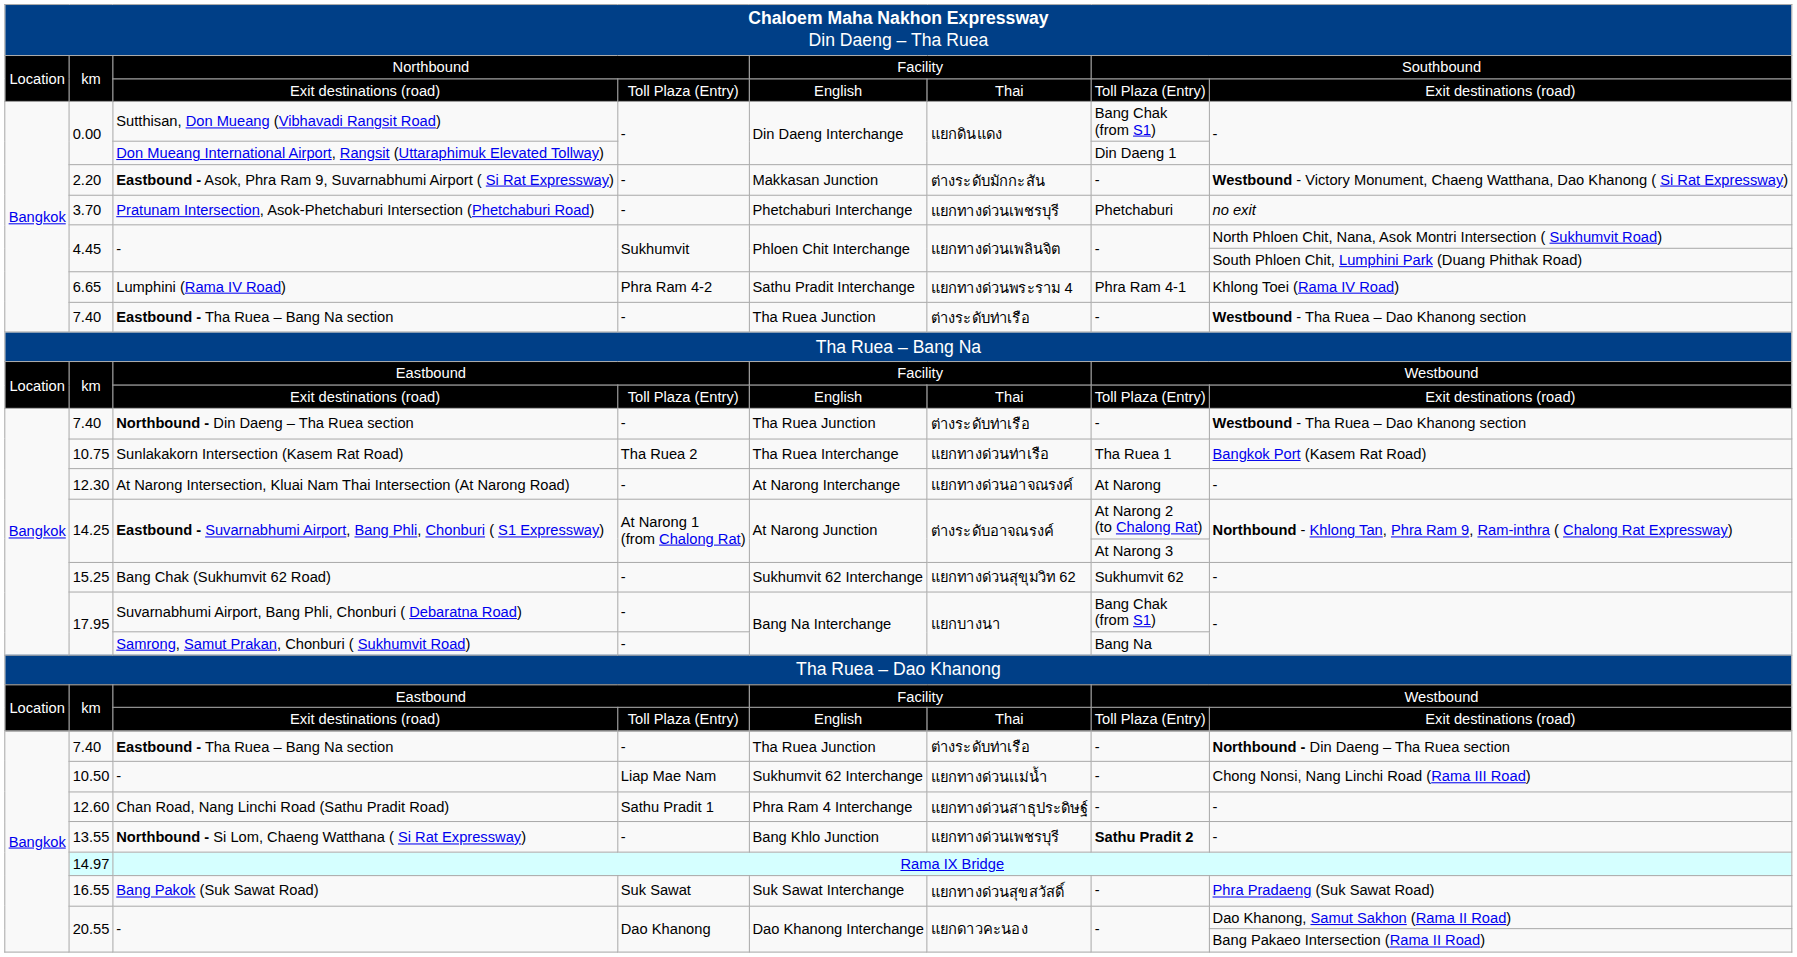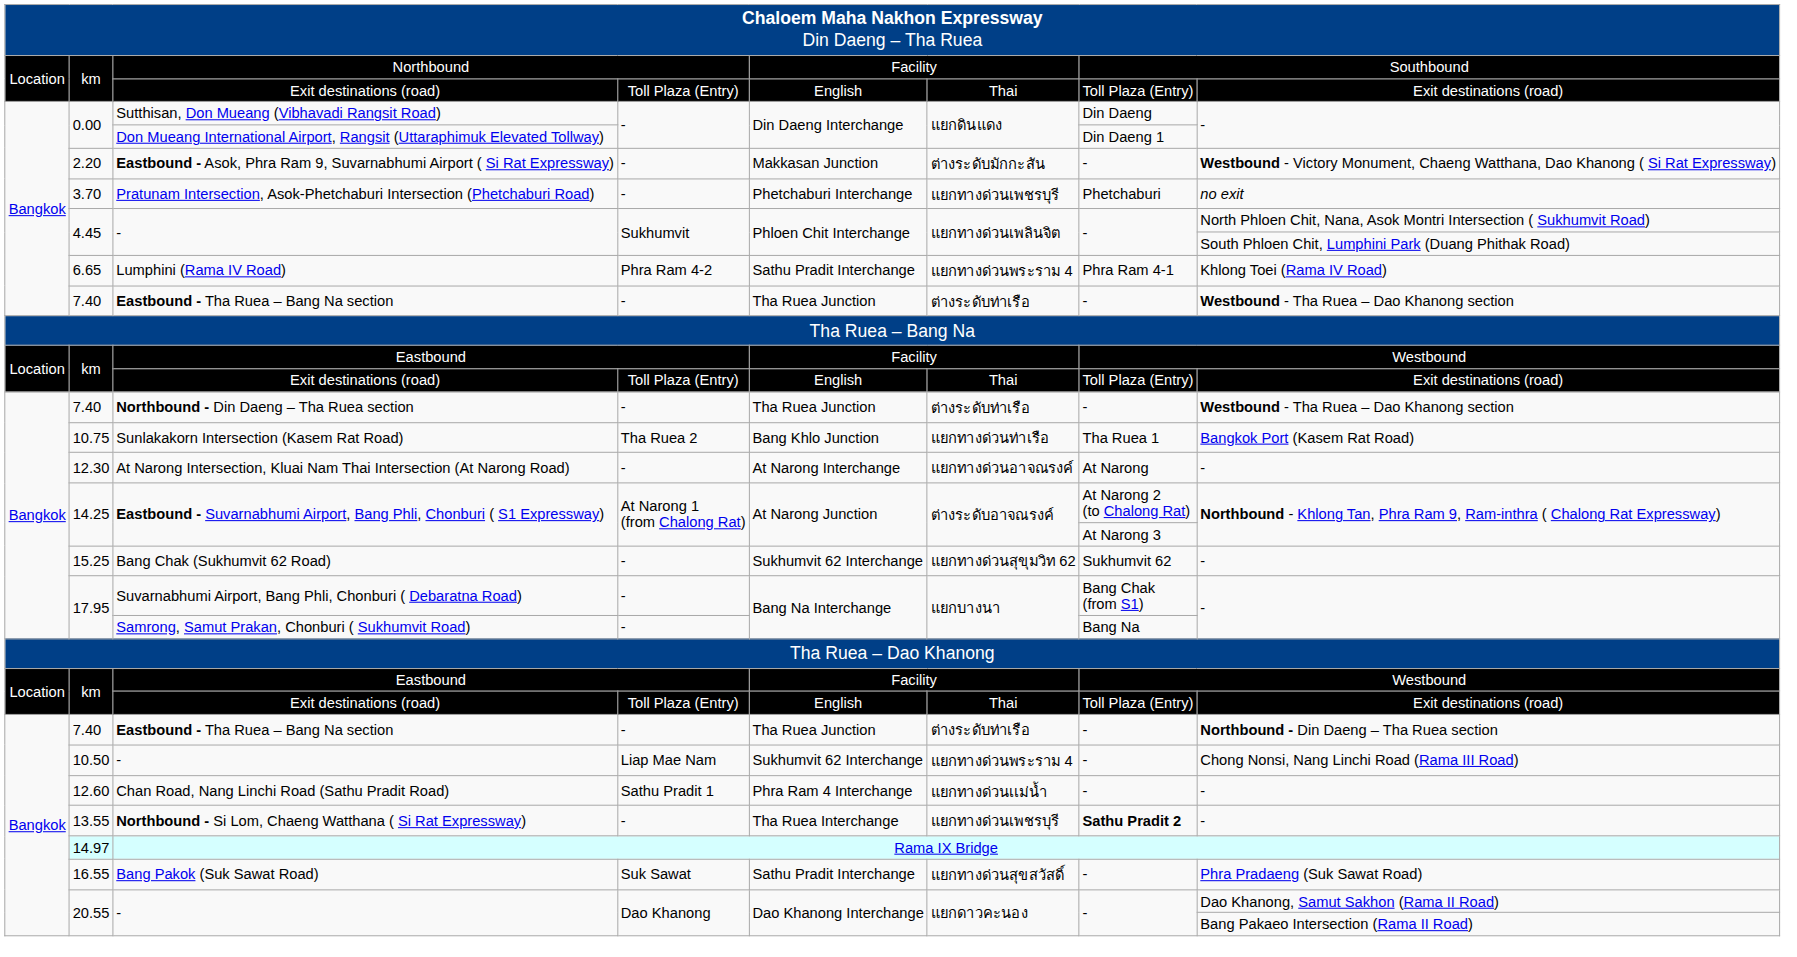(1131, 122) Bang Chak (from S1) -> (1117, 114) Din Daeng
(826, 454) Tha Ruea Interchange -> (816, 438) Bang Khlo Junction
(989, 777) แยกทางด่วนเเม่น้ำ -> (1002, 761) แยกทางด่วนพระราม 4
(1009, 808) แยกทางด่วนสาธุประดิษฐ์ -> (989, 791) แยกทางด่วนเเม่น้ำ
(816, 838) Bang Khlo Junction -> (826, 821) Tha Ruea Interchange
(828, 891) Suk Sawat Interchange -> (834, 875) Sathu Pradit Interchange
